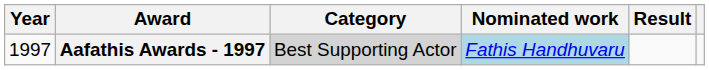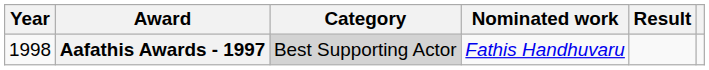(30, 49) 1997 -> (30, 49) 1998
(545, 49) lightblue background -> (545, 49) no background
